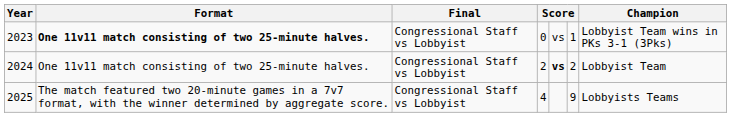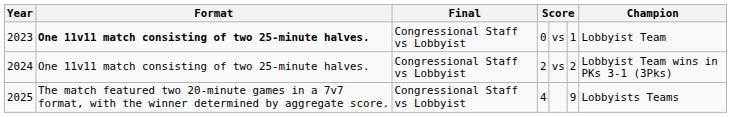(650, 37) Lobbyist Team wins in PKs 3-1 (3Pks) -> (624, 37) Lobbyist Team
(558, 67) bold -> (558, 67) normal
(624, 67) Lobbyist Team -> (650, 67) Lobbyist Team wins in PKs 3-1 (3Pks)
